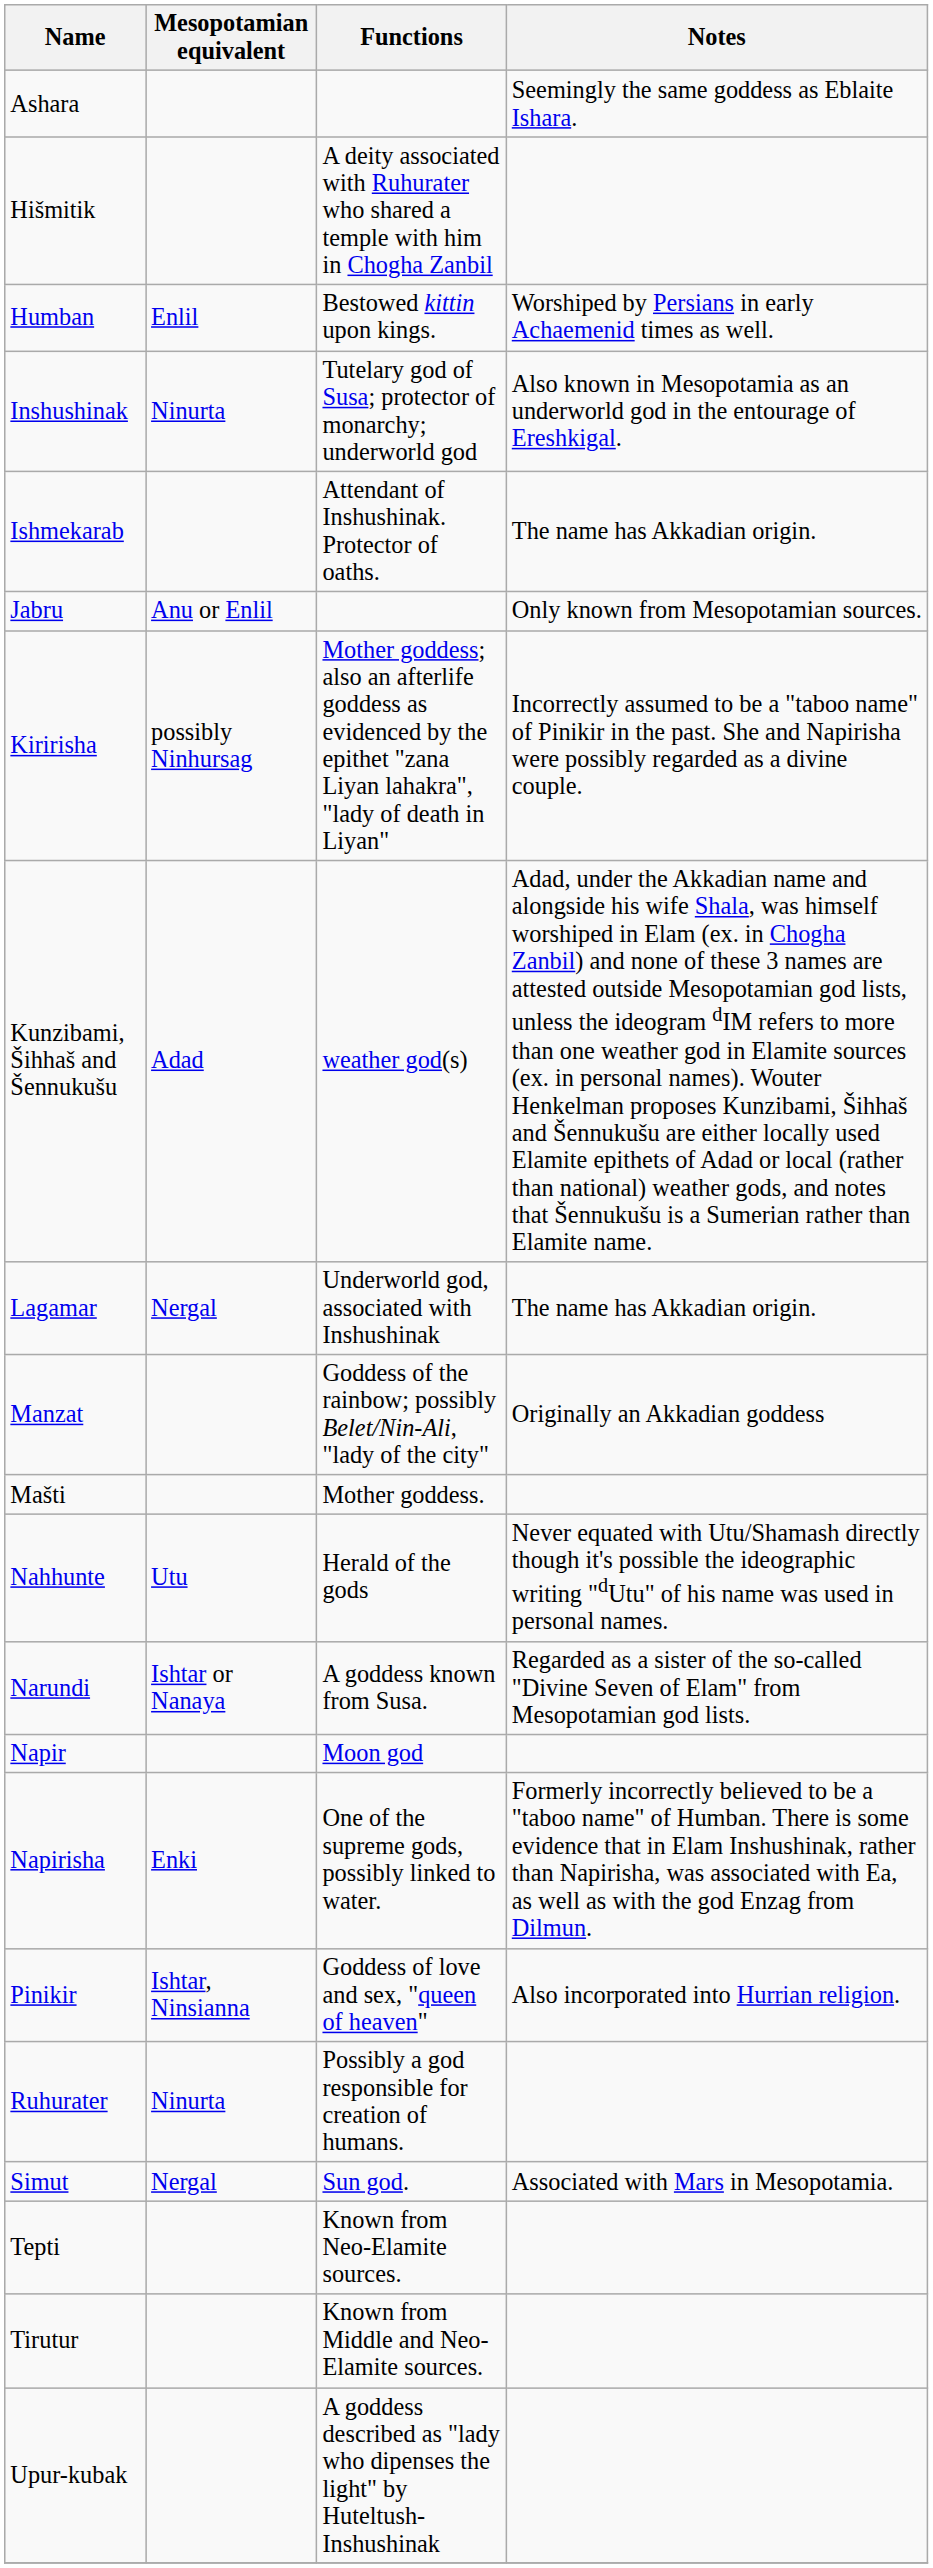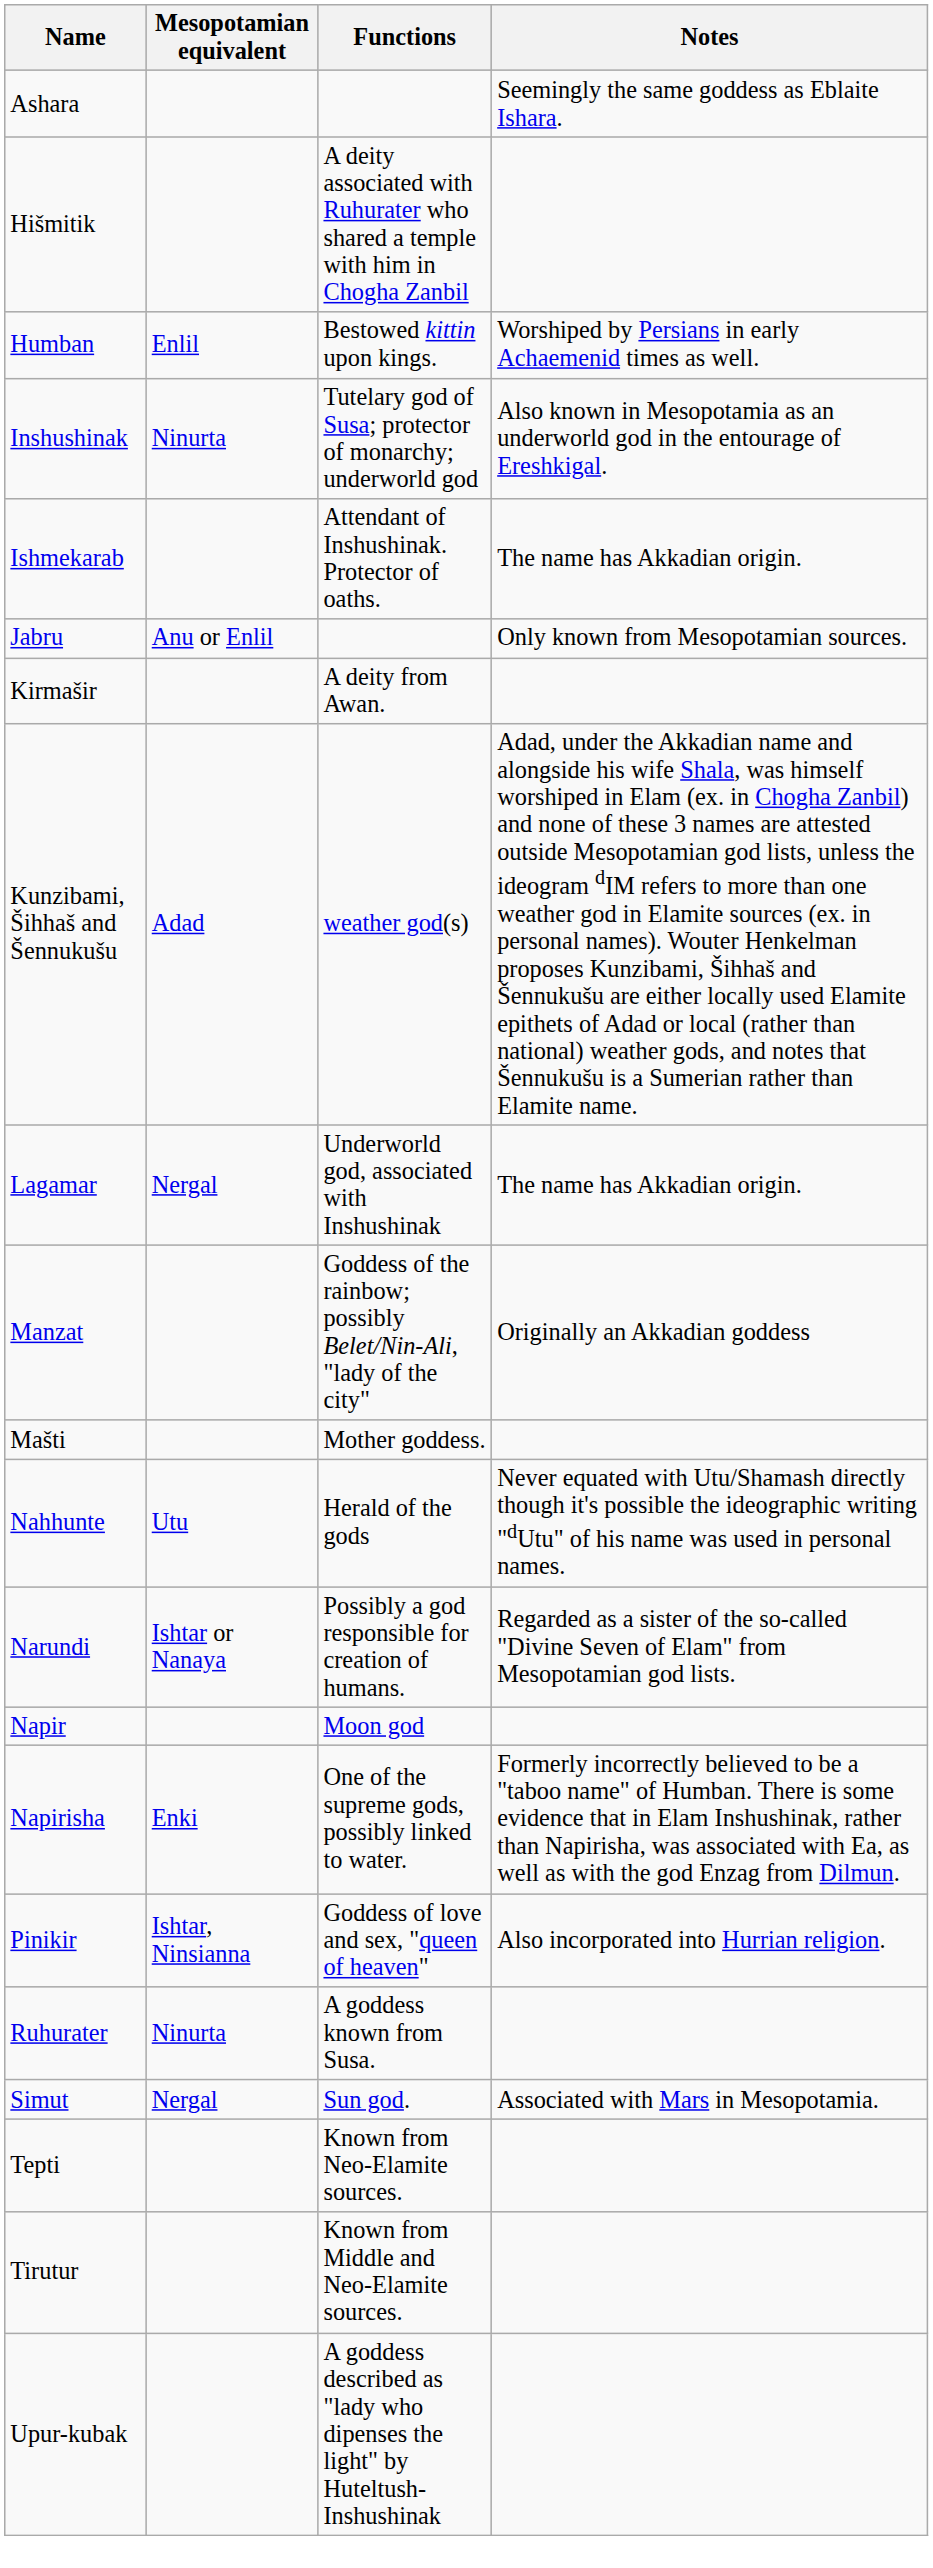- row: (54, 745)
+ row: (54, 690)
(409, 1687) A goddess known from Susa. -> (396, 1646) Possibly a god responsible for creation of humans.
(395, 2101) Possibly a god responsible for creation of humans. -> (383, 2033) A goddess known from Susa.
